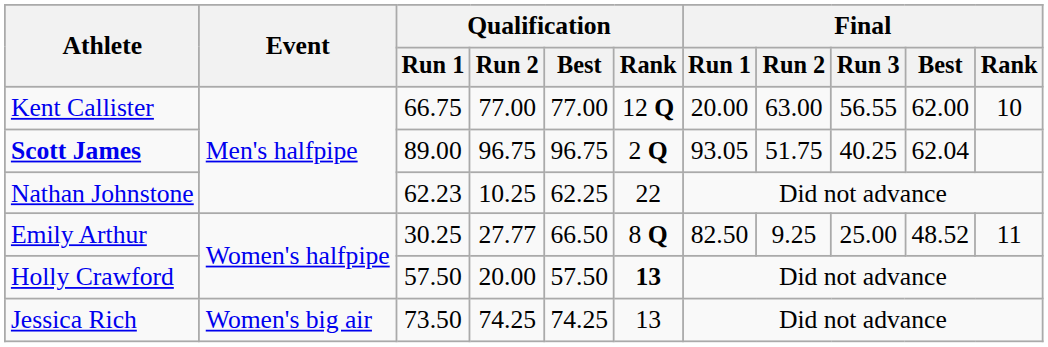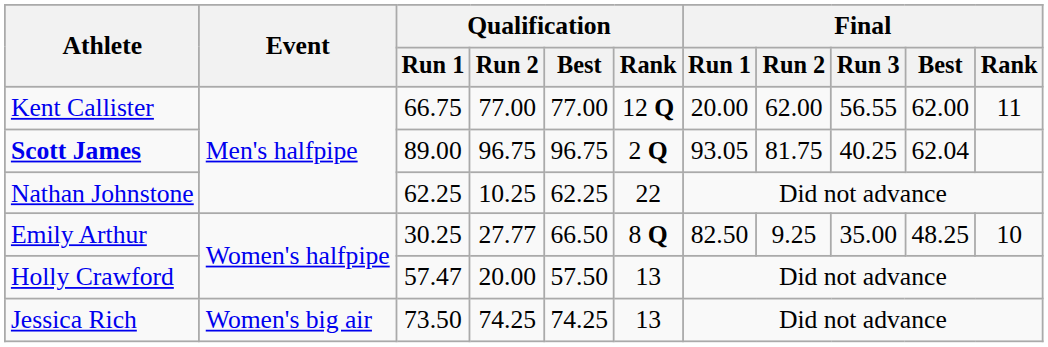(794, 108) 63.00 -> (794, 108) 62.00
(1009, 108) 10 -> (1009, 108) 11
(794, 150) 51.75 -> (794, 150) 81.75
(433, 192) 62.23 -> (433, 192) 62.25
(868, 235) 25.00 -> (868, 235) 35.00
(940, 235) 48.52 -> (940, 235) 48.25
(1009, 235) 11 -> (1009, 235) 10
(433, 277) 57.50 -> (433, 277) 57.47
(648, 277) bold -> (648, 277) normal
